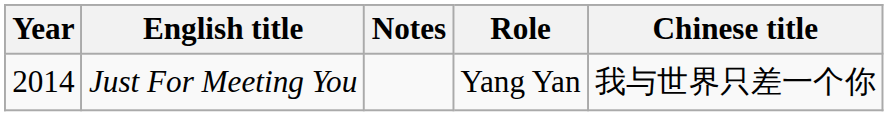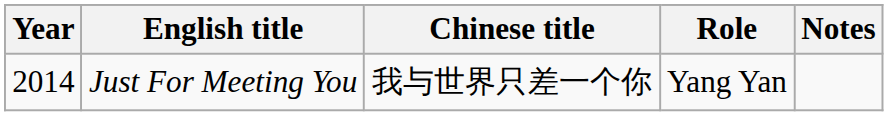columns swapped: (735, 29) <-> (409, 29)
